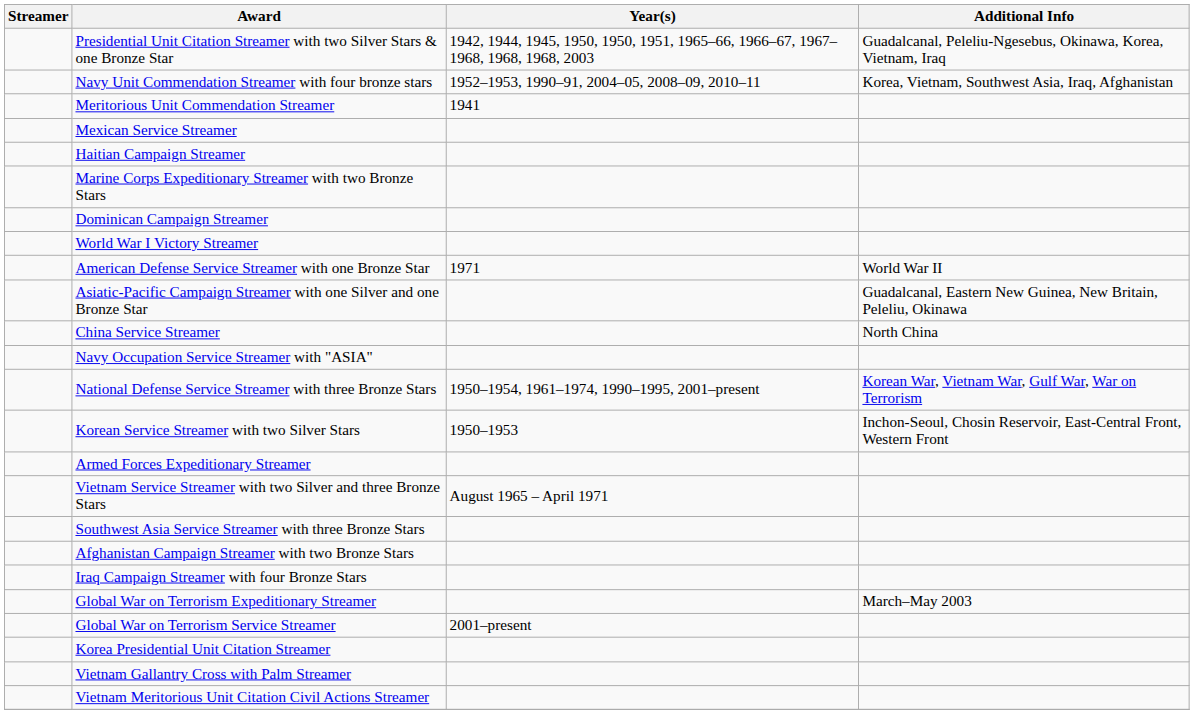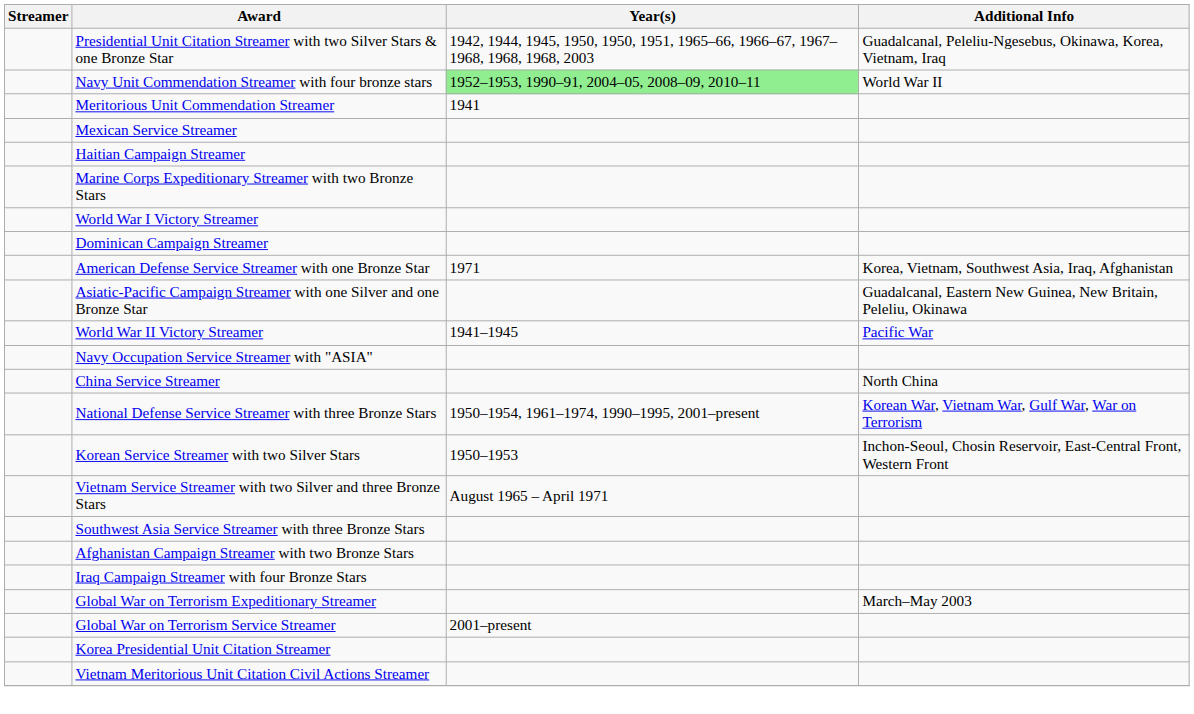(605, 81) no background -> (605, 81) lightgreen background
(1018, 81) Korea, Vietnam, Southwest Asia, Iraq, Afghanistan -> (902, 81) World War II
rows swapped: (172, 219) <-> (167, 243)
(902, 267) World War II -> (1018, 267) Korea, Vietnam, Southwest Asia, Iraq, Afghanistan
+ row: (169, 333)
rows swapped: (224, 357) <-> (148, 333)
- row: (193, 463)
- row: (213, 673)
